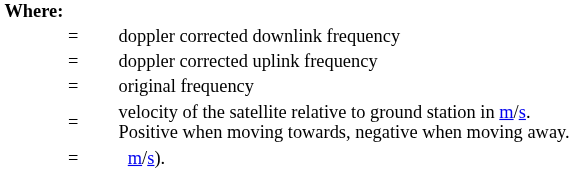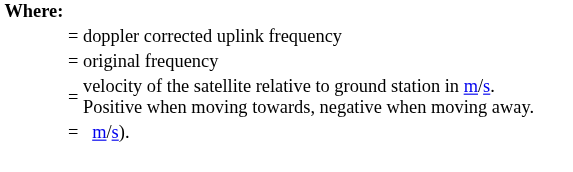- row: (259, 36)
